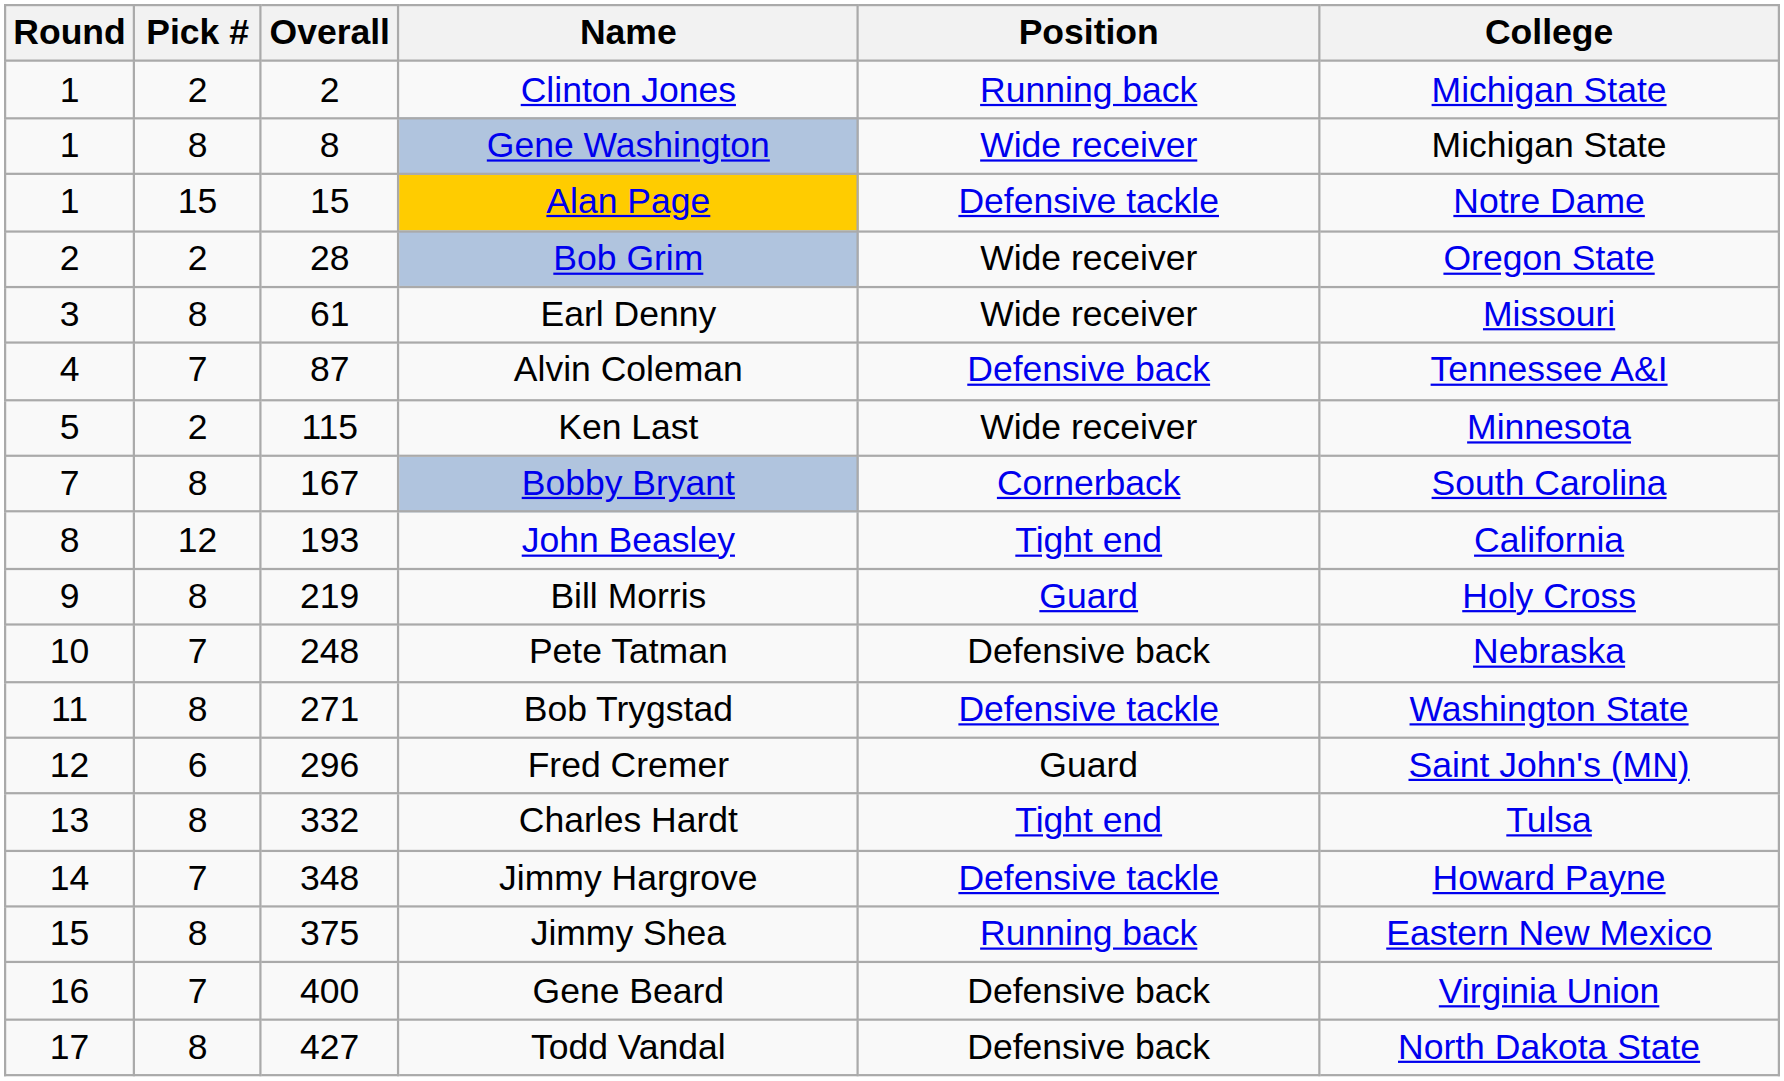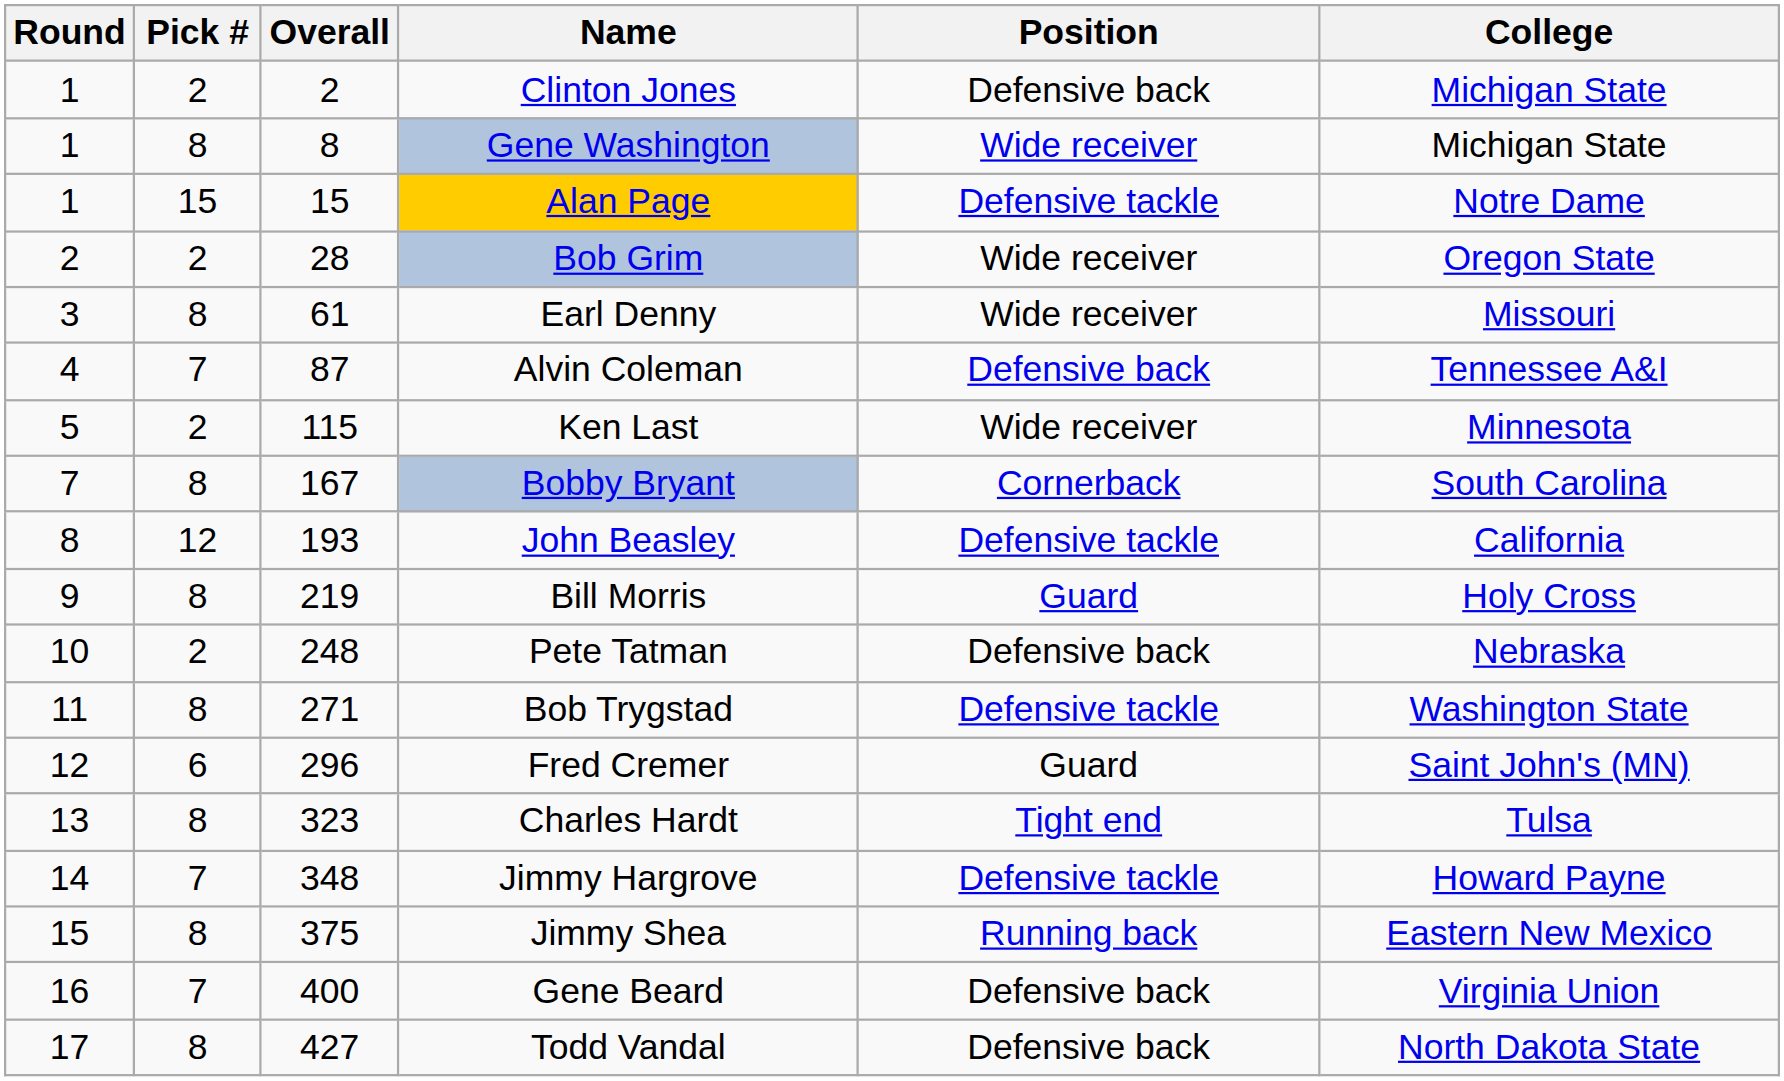(1089, 88) Running back -> (1089, 88) Defensive back
(1089, 539) Tight end -> (1089, 539) Defensive tackle
(198, 652) 7 -> (198, 652) 2
(330, 821) 332 -> (330, 821) 323
